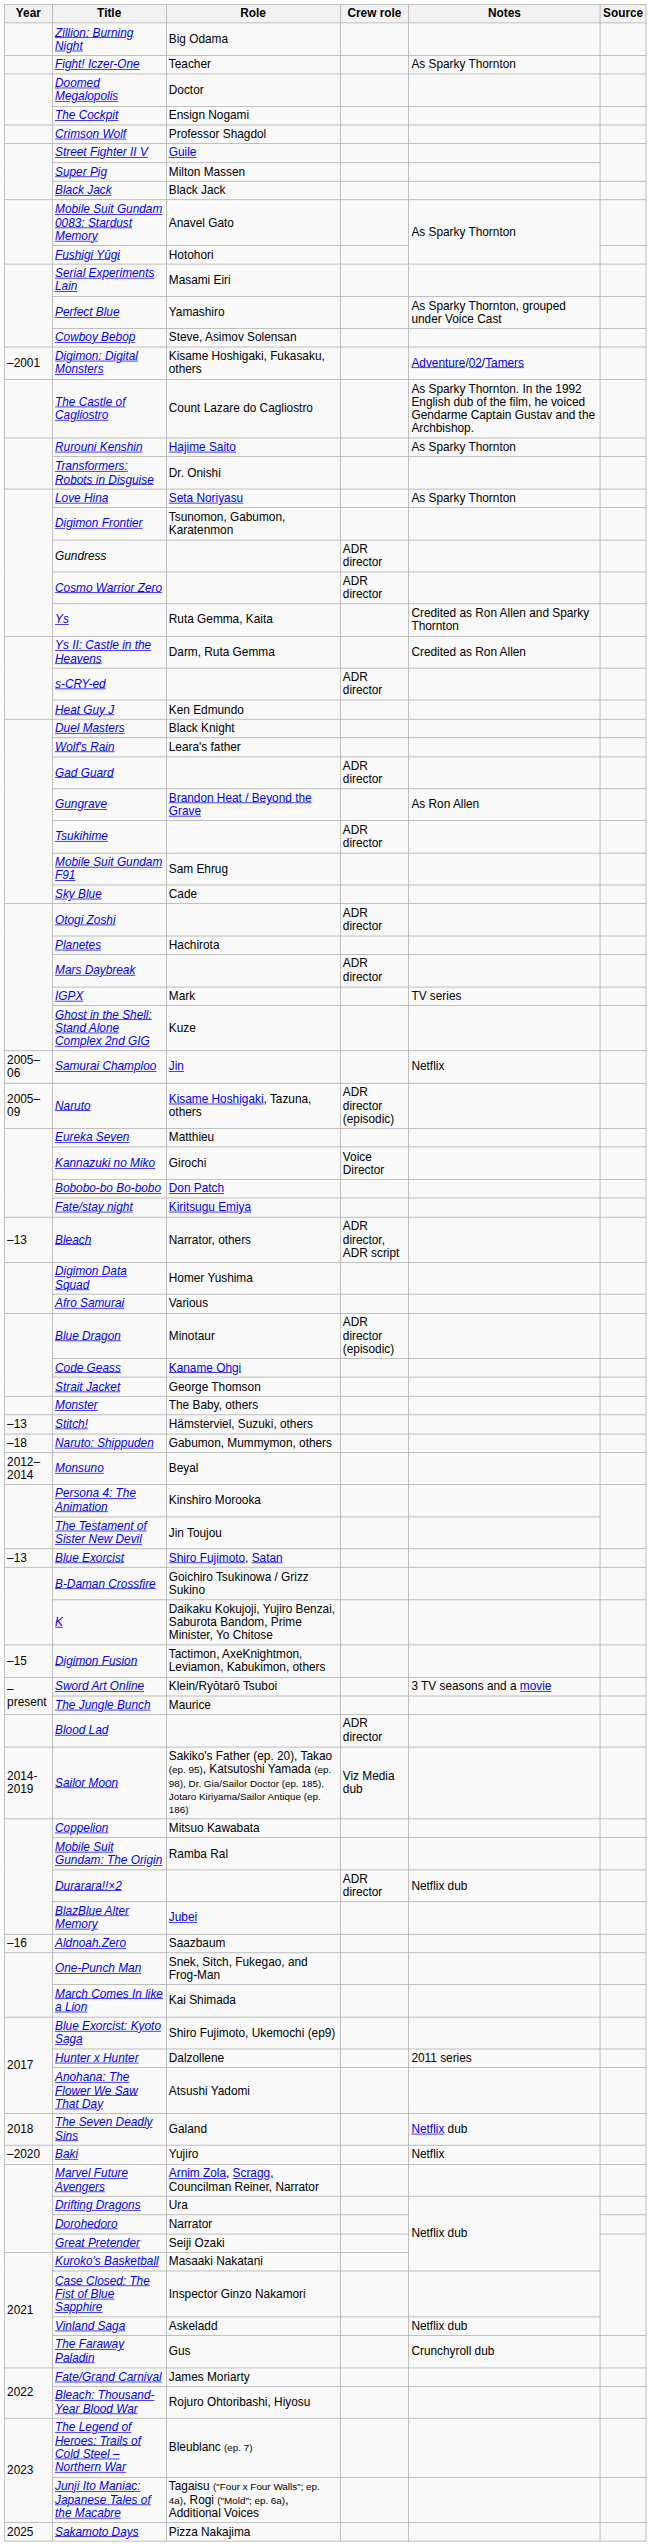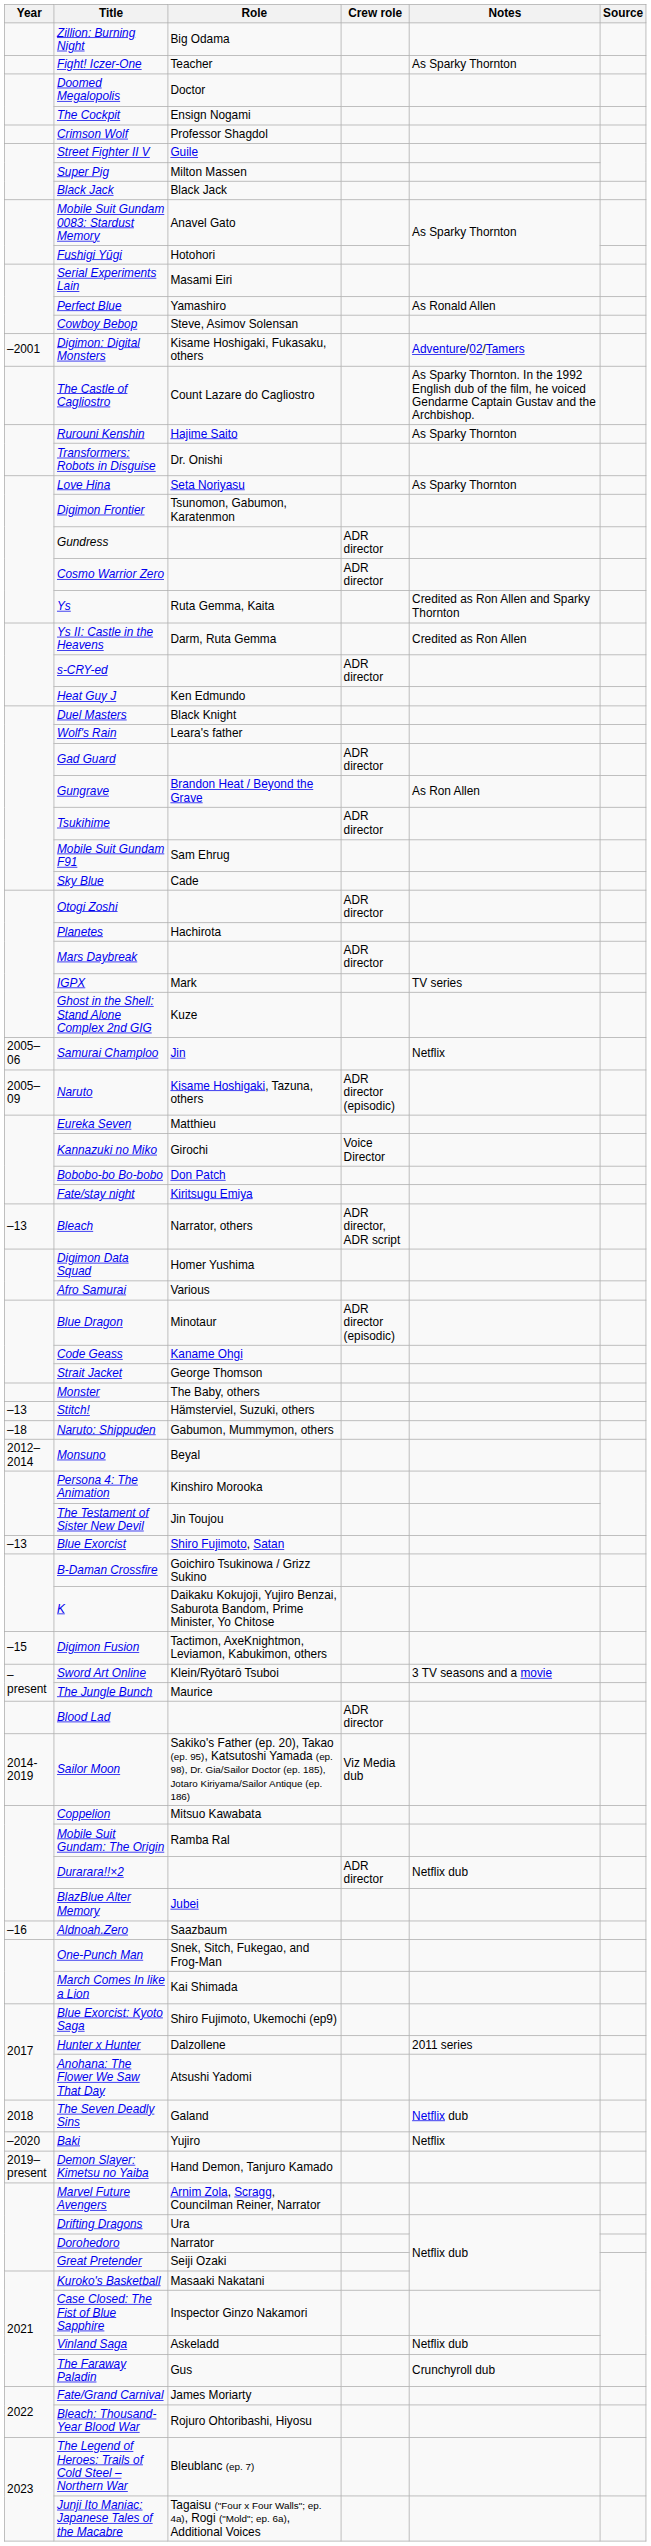(489, 312) As Sparky Thornton, grouped under Voice Cast -> (454, 305) As Ronald Allen
+ row: (103, 2166)
- row: (97, 2532)
